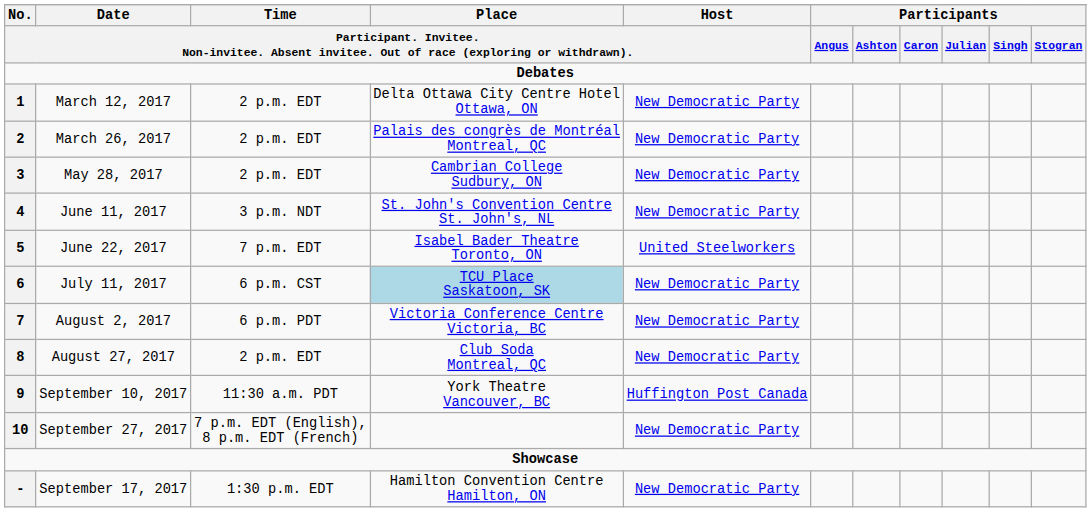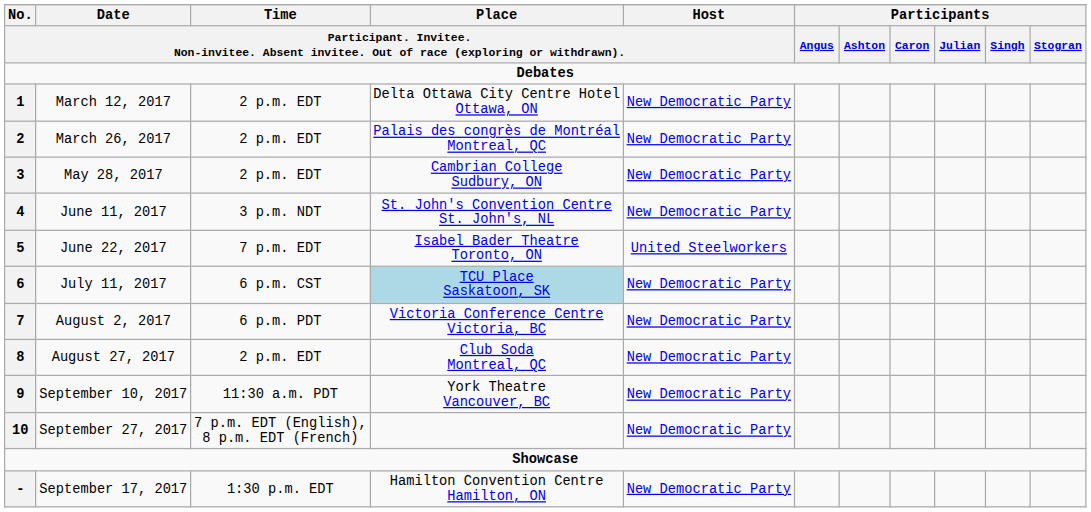(717, 394) Huffington Post Canada -> (709, 394) New Democratic Party
